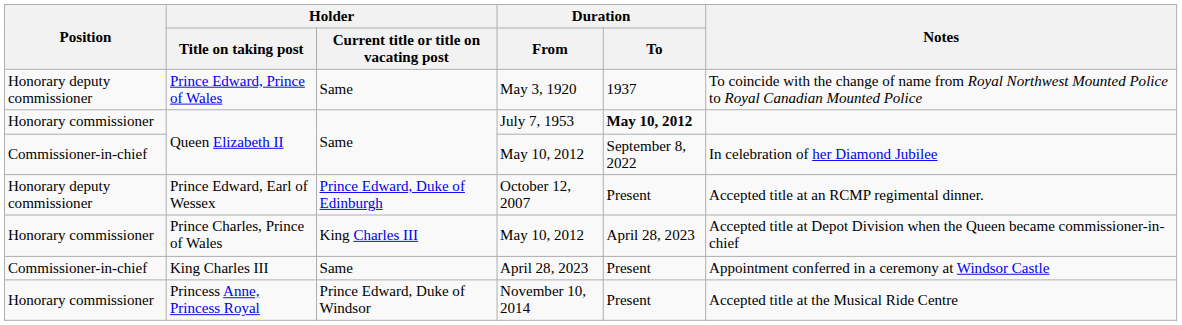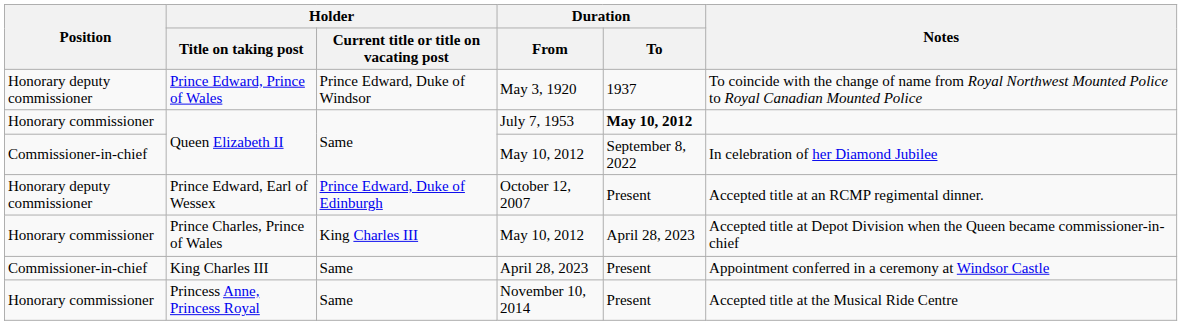(336, 89) Same -> (392, 89) Prince Edward, Duke of Windsor
(392, 300) Prince Edward, Duke of Windsor -> (336, 300) Same
